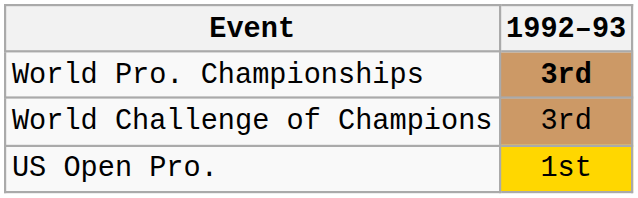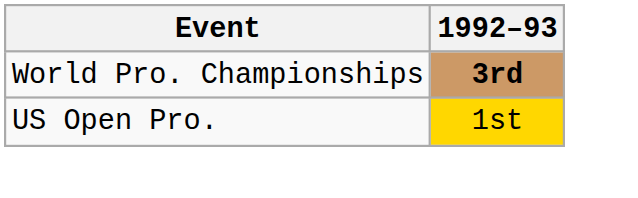- row: (252, 122)
